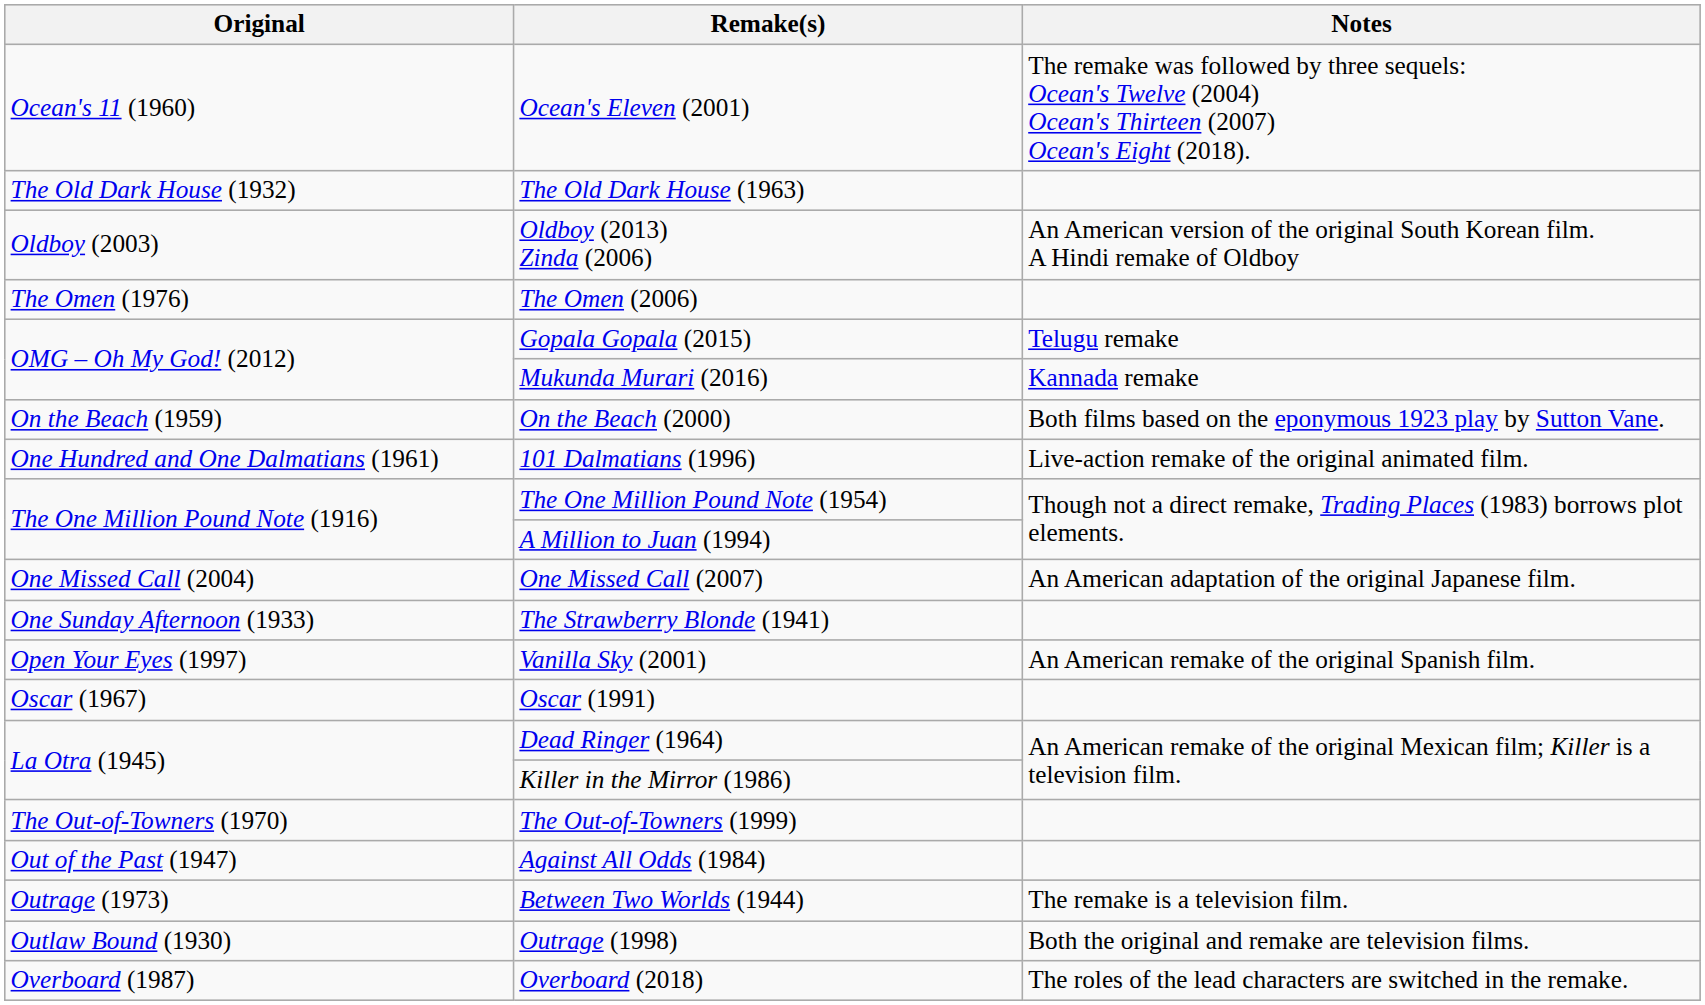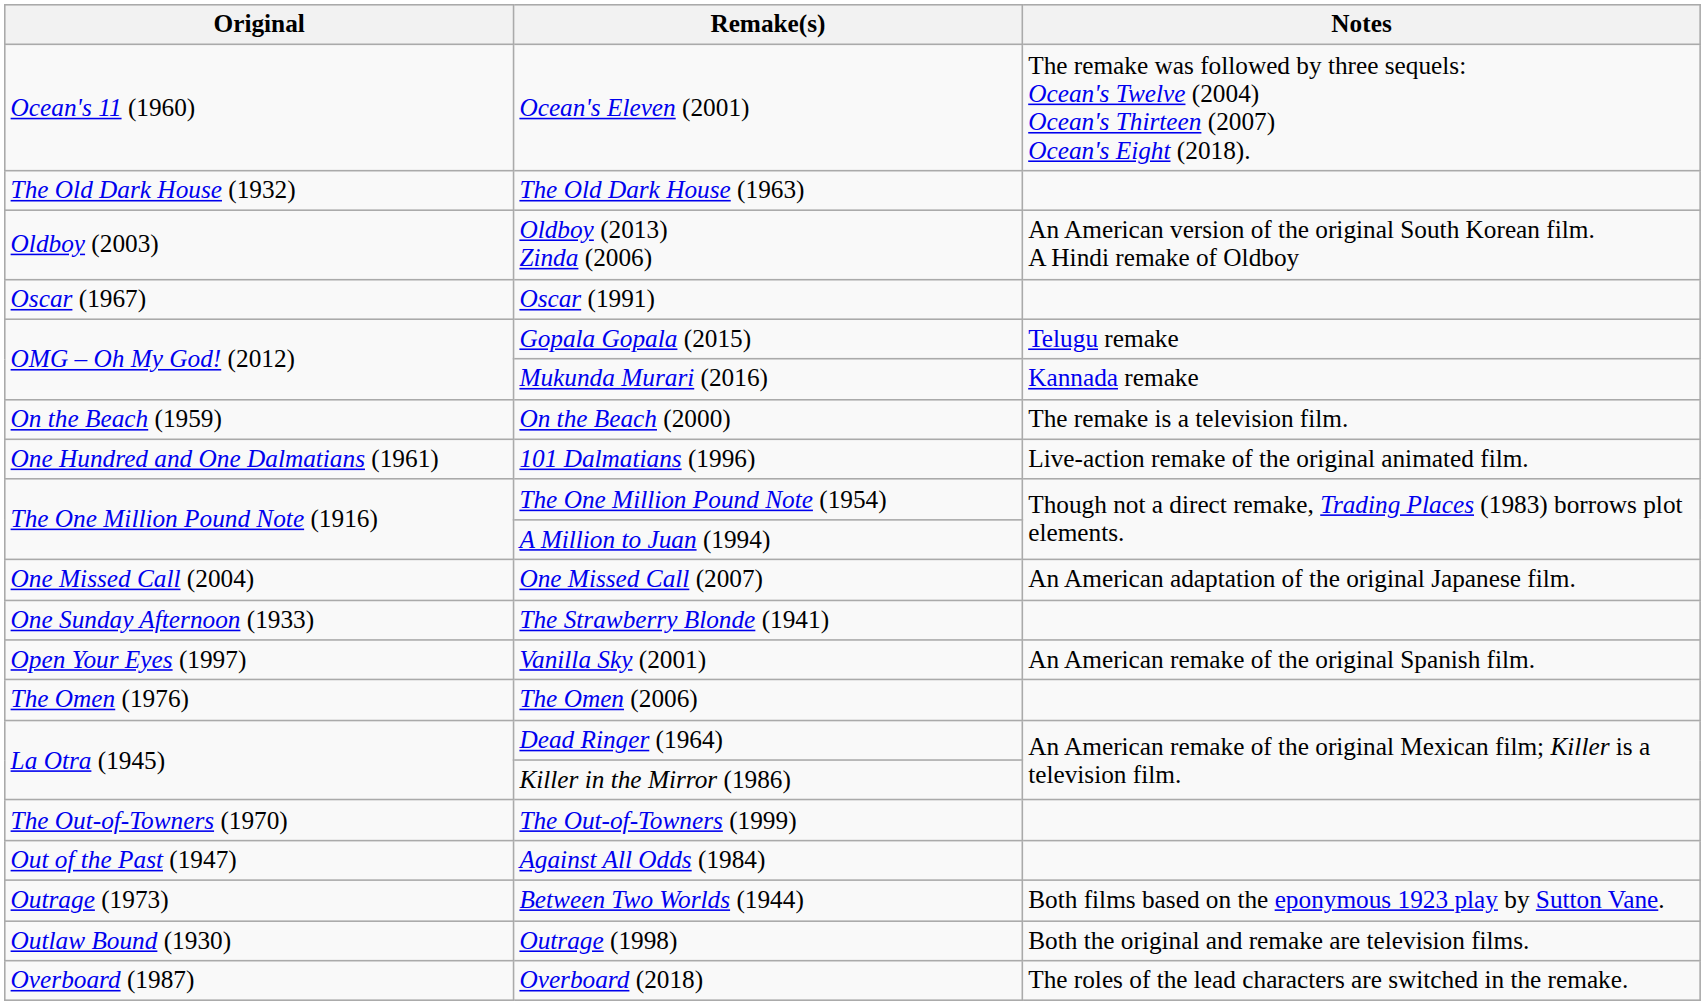rows swapped: (609, 298) <-> (587, 699)
(1346, 418) Both films based on the eponymous 1923 play by Sutton Vane. -> (1188, 418) The remake is a television film.
(1188, 900) The remake is a television film. -> (1346, 900) Both films based on the eponymous 1923 play by Sutton Vane.
